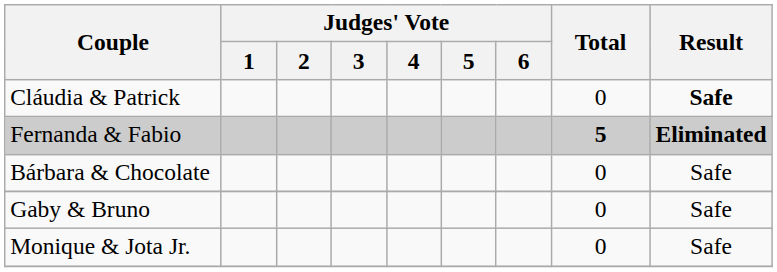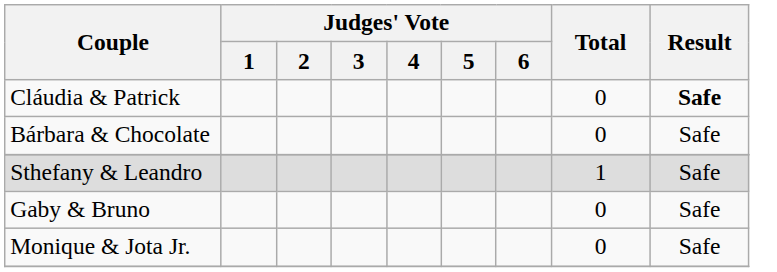- row: (96, 135)
+ row: (106, 172)
